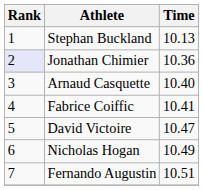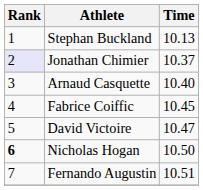(179, 60) 10.36 -> (179, 60) 10.37
(179, 106) 10.41 -> (179, 106) 10.45
(11, 151) normal -> (11, 151) bold
(179, 151) 10.49 -> (179, 151) 10.50
